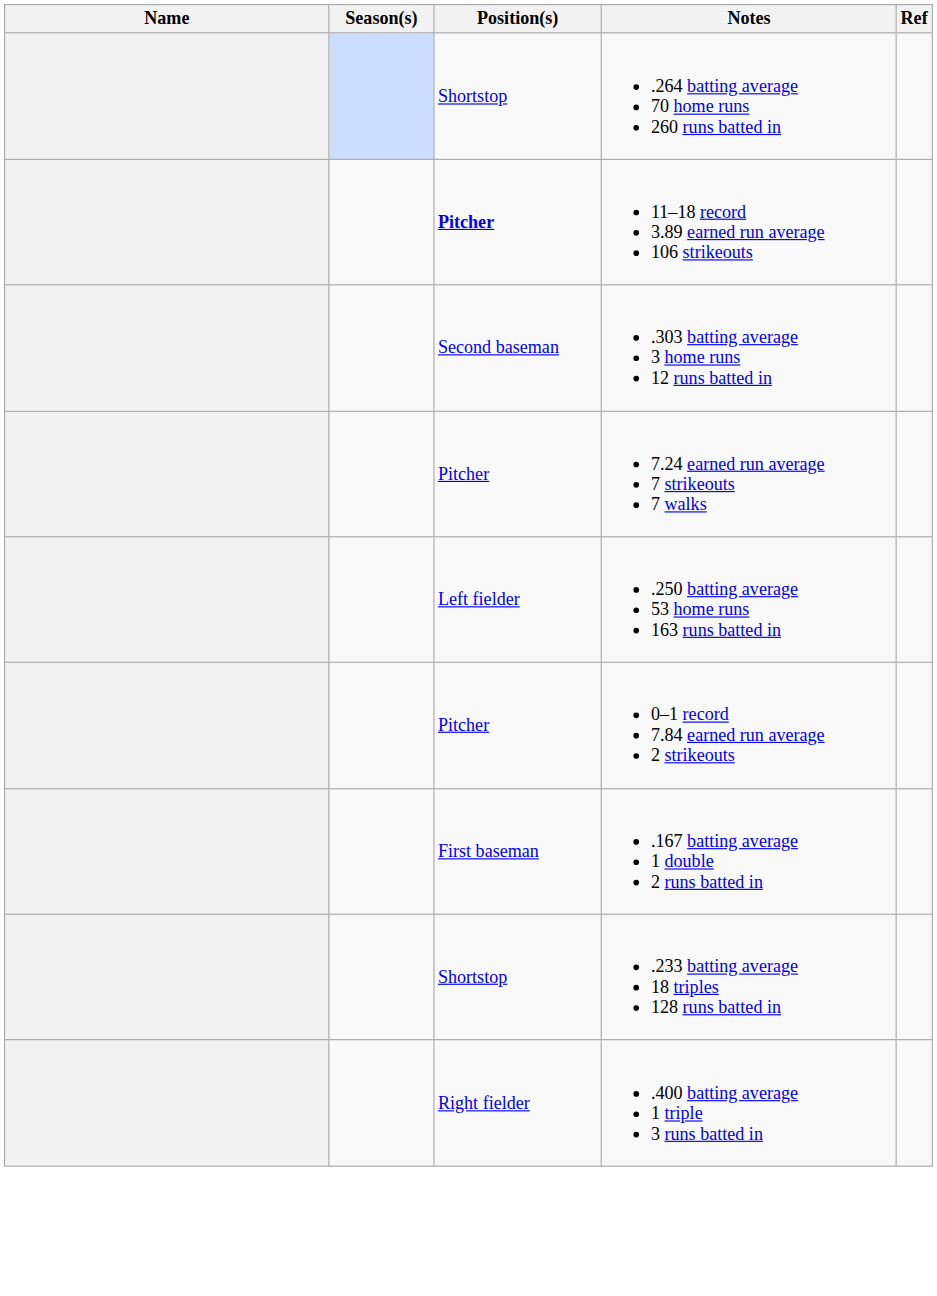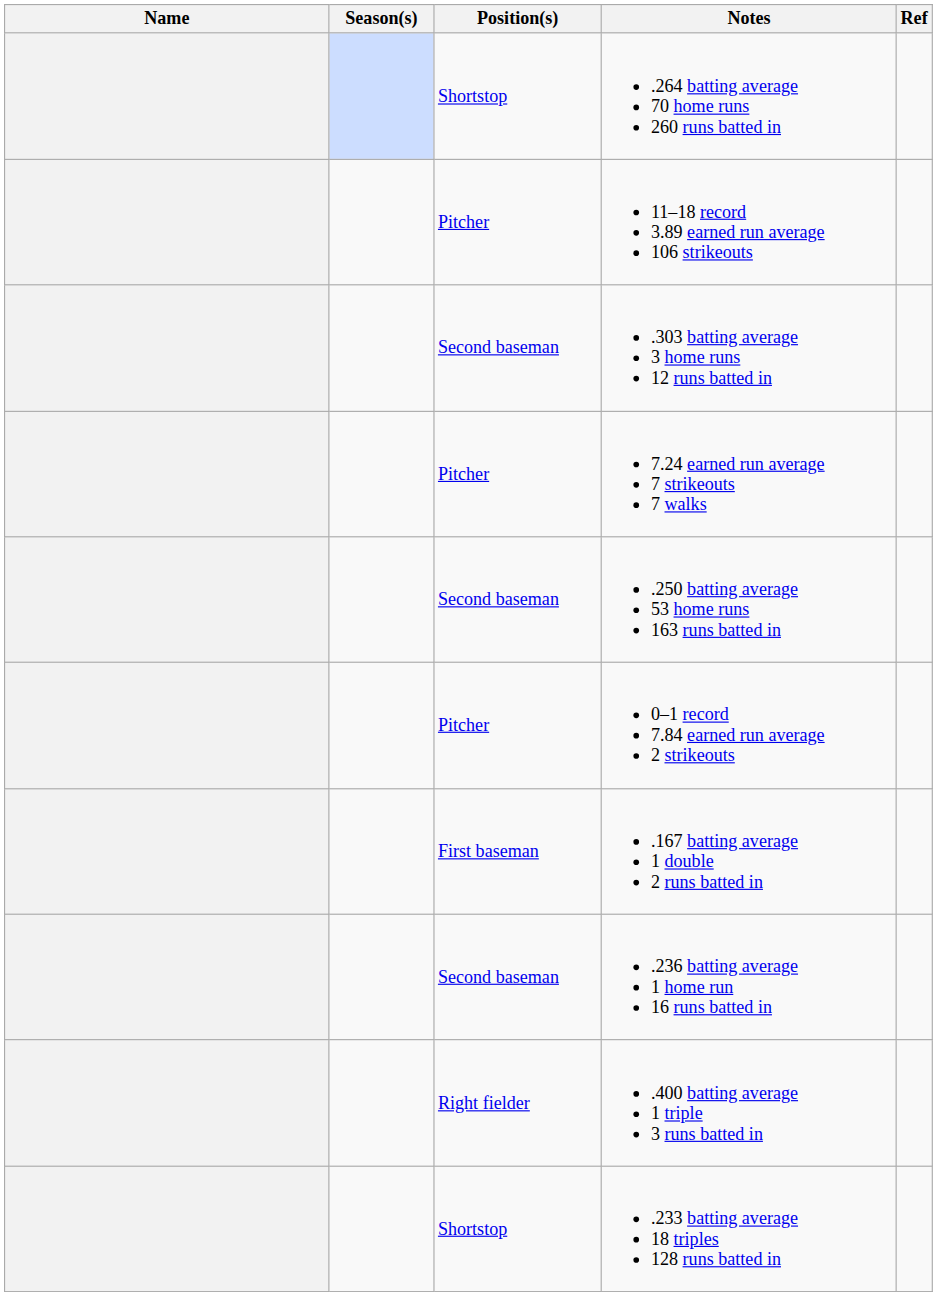(466, 221) bold -> (464, 221) normal
(479, 599) Left fielder -> (498, 599) Second baseman
+ row: (749, 987)
rows swapped: (749, 987) <-> (749, 1113)
